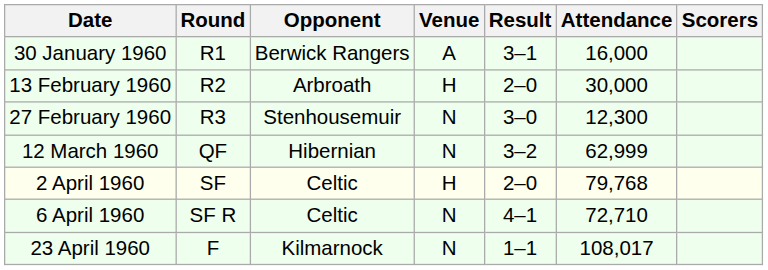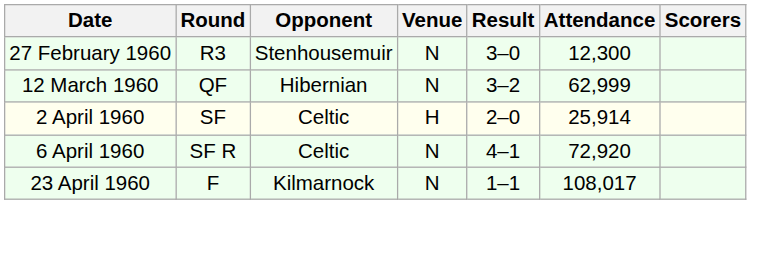- row: (90, 53)
- row: (90, 85)
(617, 183) 79,768 -> (600, 118) 25,914
(617, 215) 72,710 -> (600, 150) 72,920
